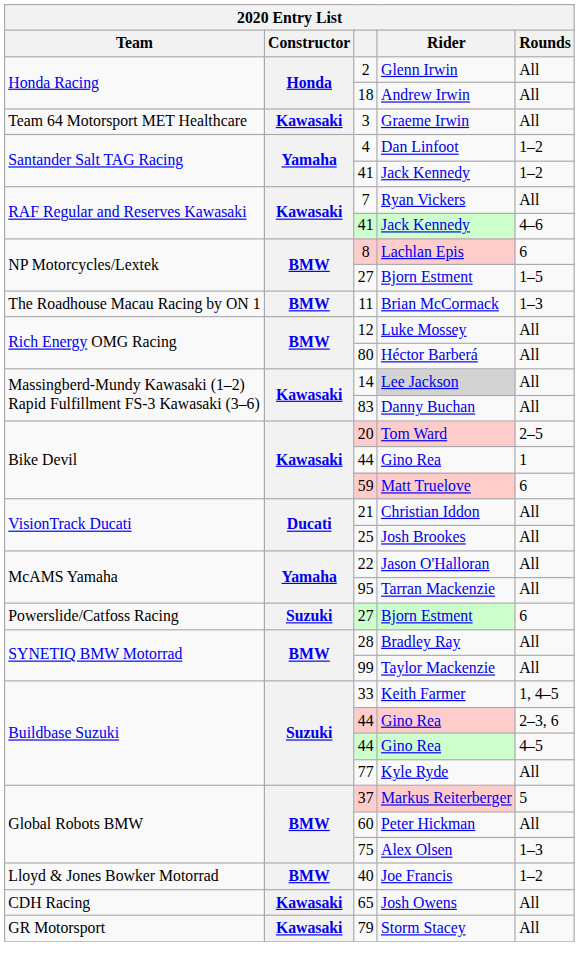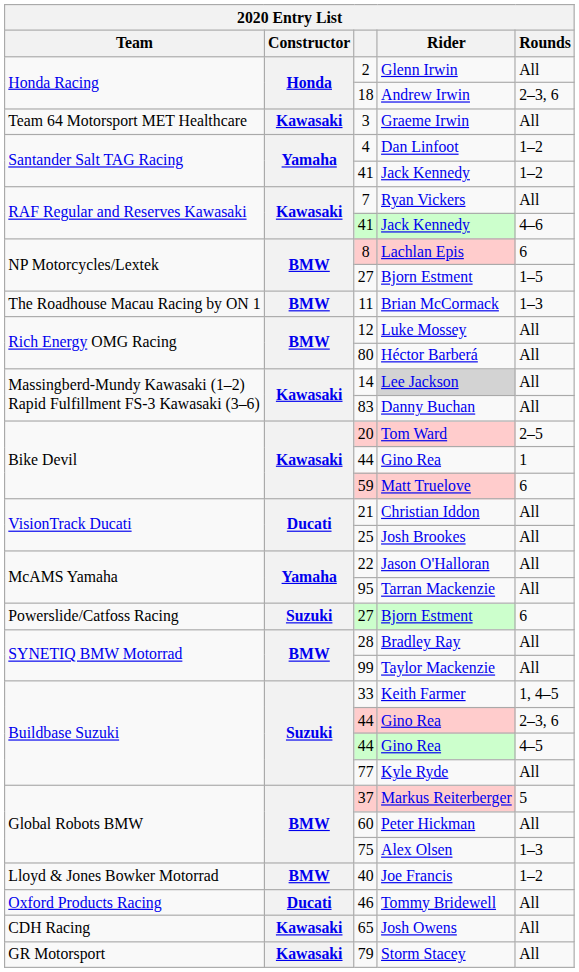(529, 95) All -> (539, 95) 2–3, 6
+ row: (85, 902)
